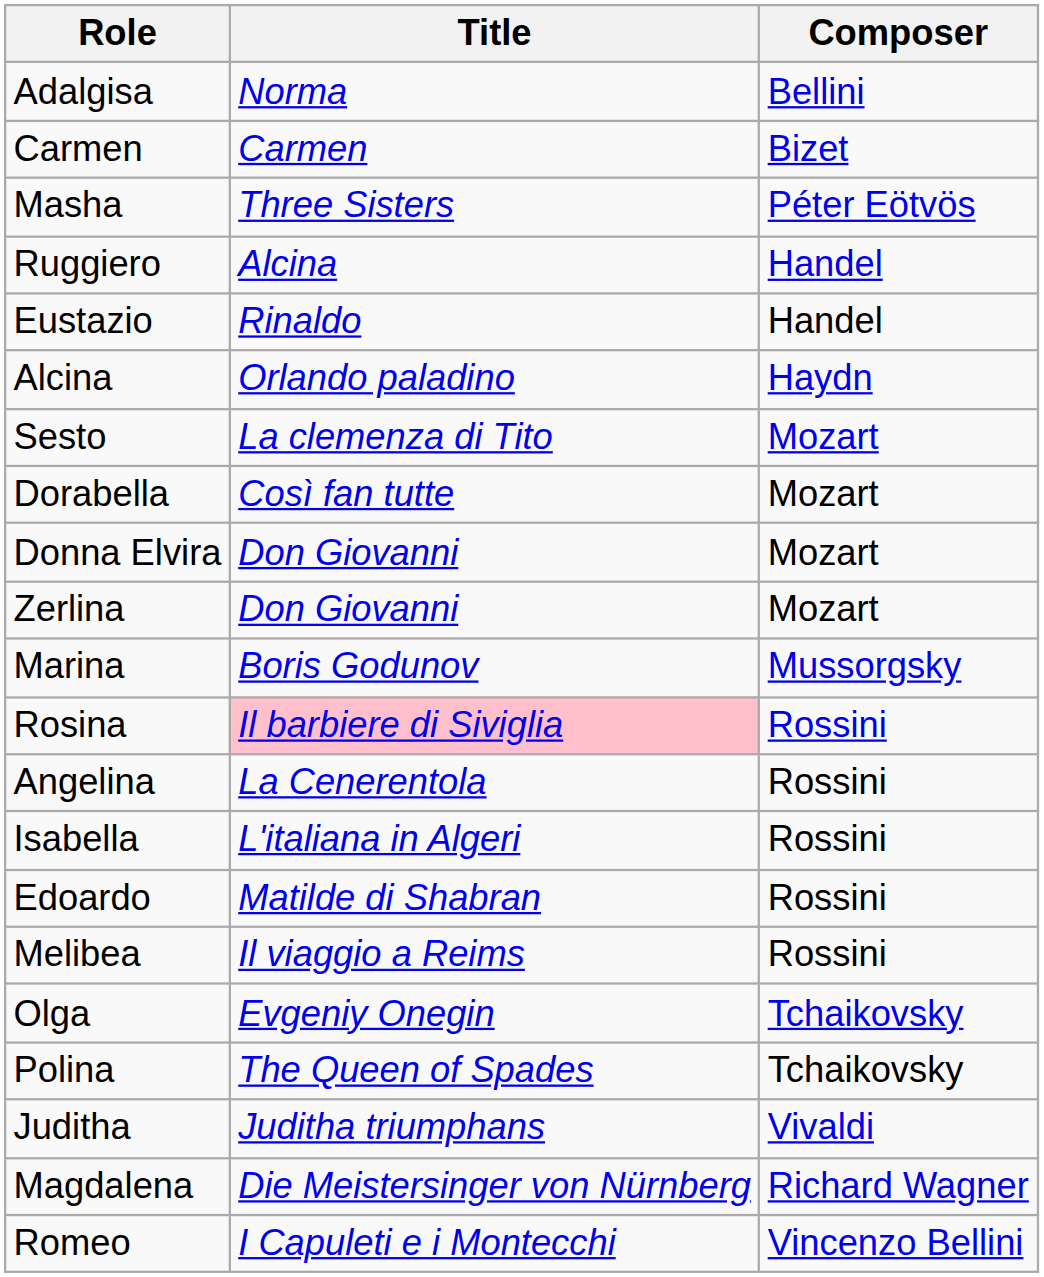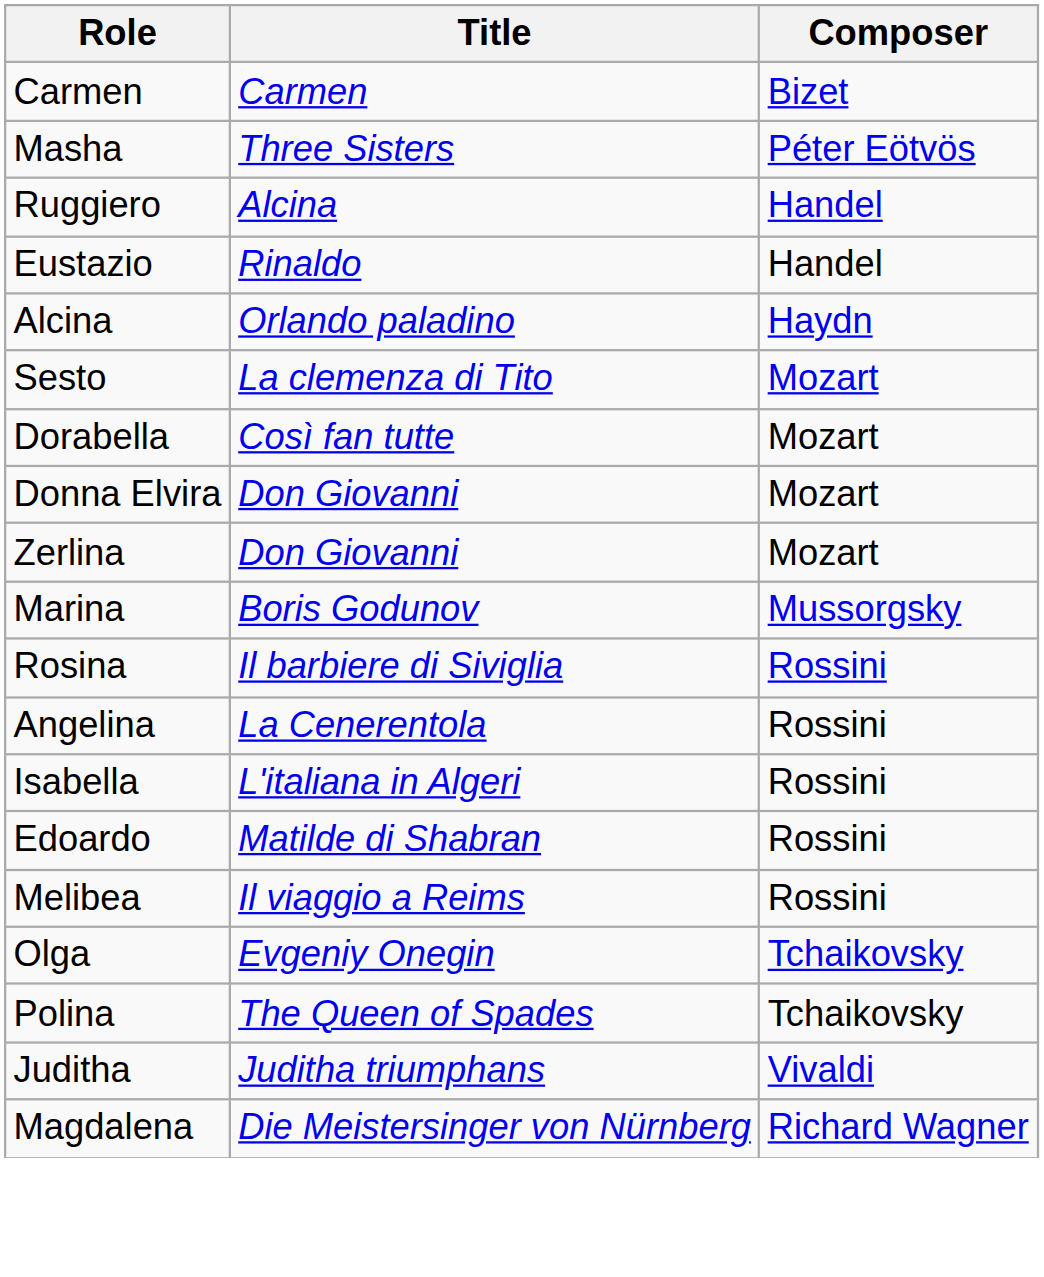- row: (83, 90)
(401, 724) pink background -> (401, 666) no background
- row: (72, 1242)
